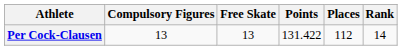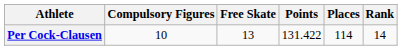(161, 35) 13 -> (161, 35) 10
(344, 35) 112 -> (344, 35) 114
